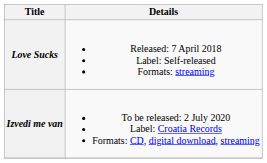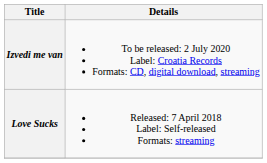rows swapped: (35, 54) <-> (35, 123)
